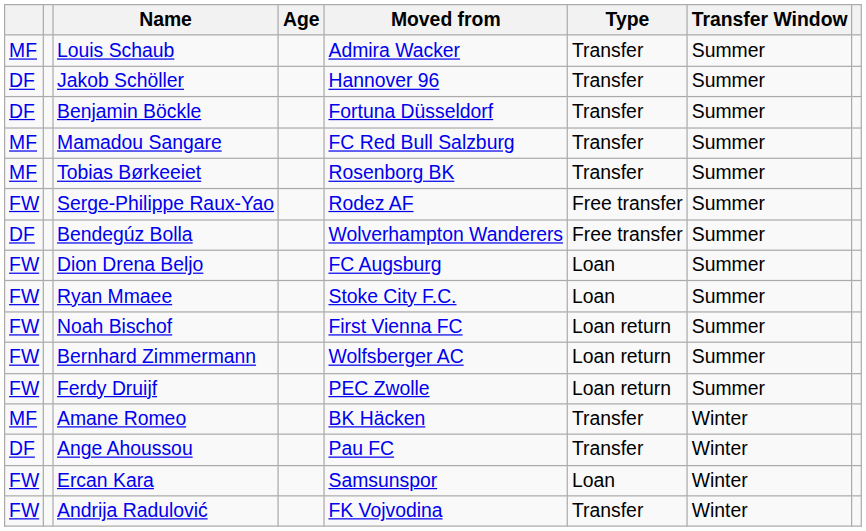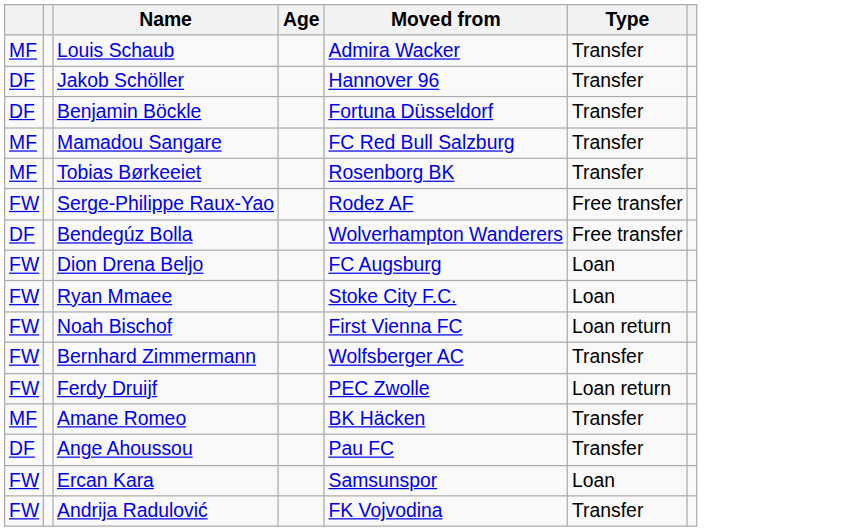- column: (770, 19)
(621, 357) Loan return -> (608, 357) Transfer
